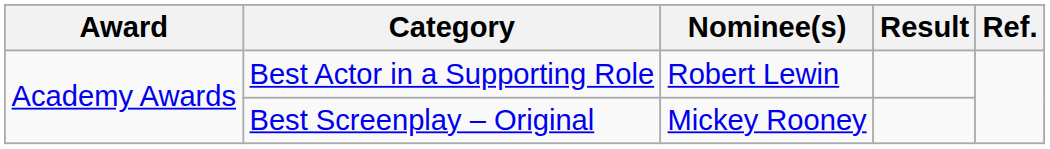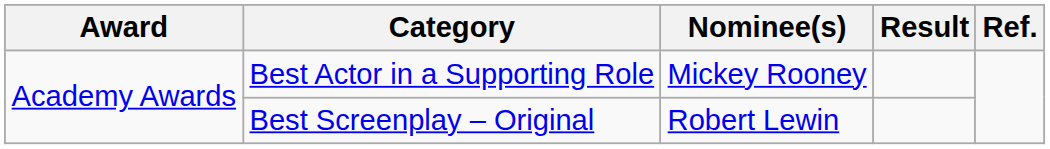(753, 73) Robert Lewin -> (767, 73) Mickey Rooney
(767, 119) Mickey Rooney -> (753, 119) Robert Lewin
